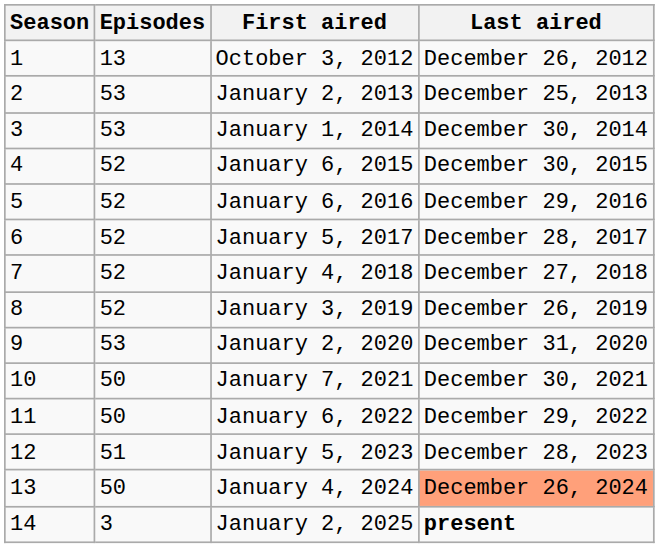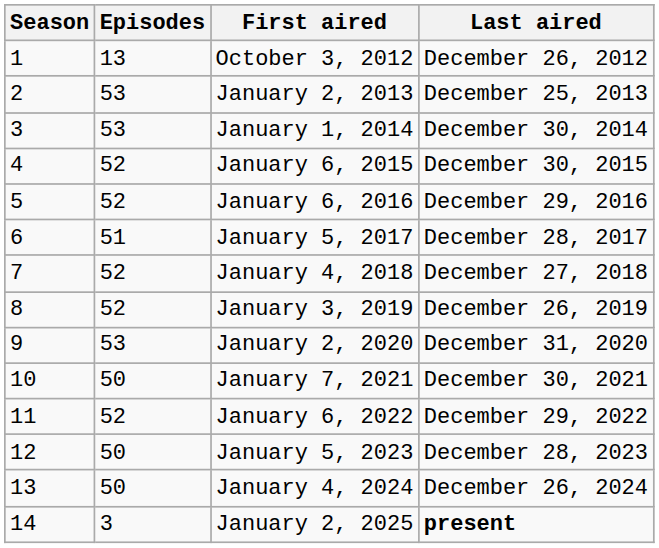(113, 238) 52 -> (113, 238) 51
(113, 417) 50 -> (113, 417) 52
(113, 452) 51 -> (113, 452) 50
(536, 488) lightsalmon background -> (536, 488) no background
